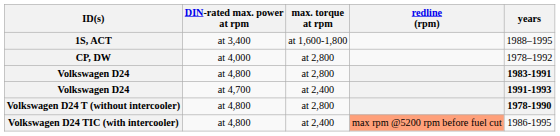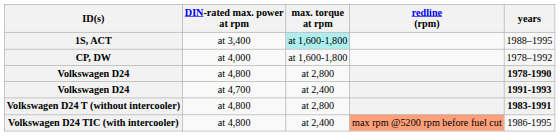(318, 40) no background -> (318, 40) paleturquoise background
(318, 56) at 2,800 -> (318, 56) at 1,600-1,800
(529, 73) 1983-1991 -> (529, 73) 1978-1990
(529, 106) 1978-1990 -> (529, 106) 1983-1991
